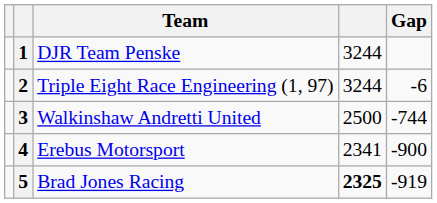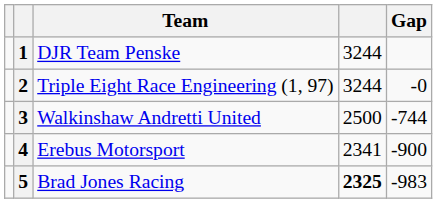(419, 85) -6 -> (419, 85) -0
(409, 182) -919 -> (409, 182) -983
